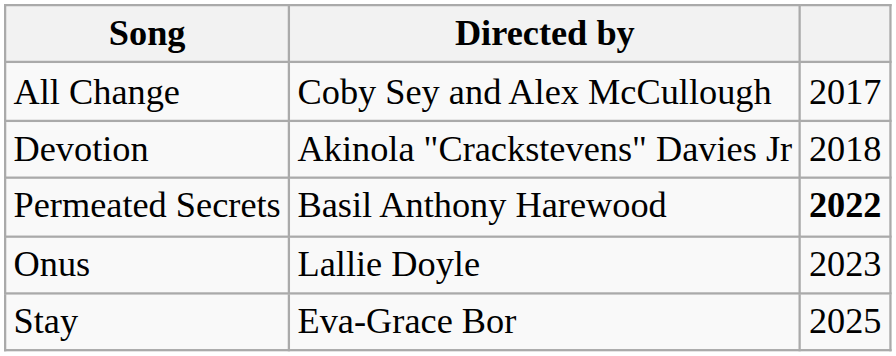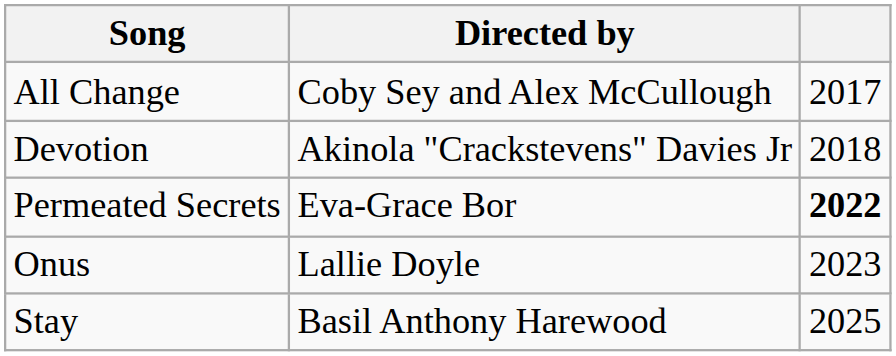(482, 206) Basil Anthony Harewood -> (407, 206) Eva-Grace Bor
(407, 321) Eva-Grace Bor -> (482, 321) Basil Anthony Harewood
